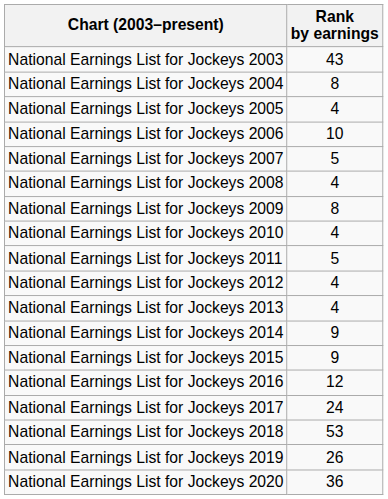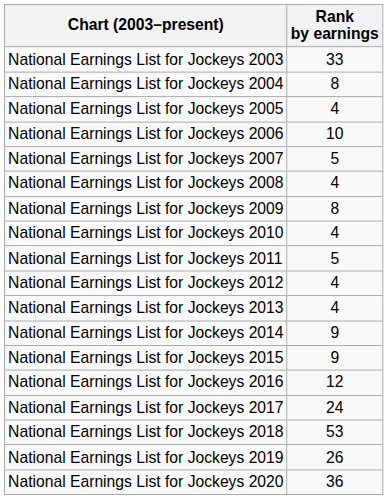(335, 59) 43 -> (335, 59) 33
